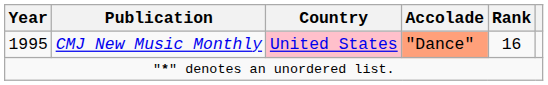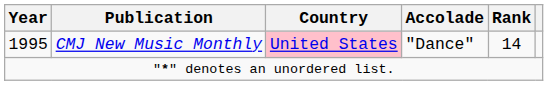(440, 45) lightsalmon background -> (440, 45) no background
(512, 45) 16 -> (512, 45) 14
